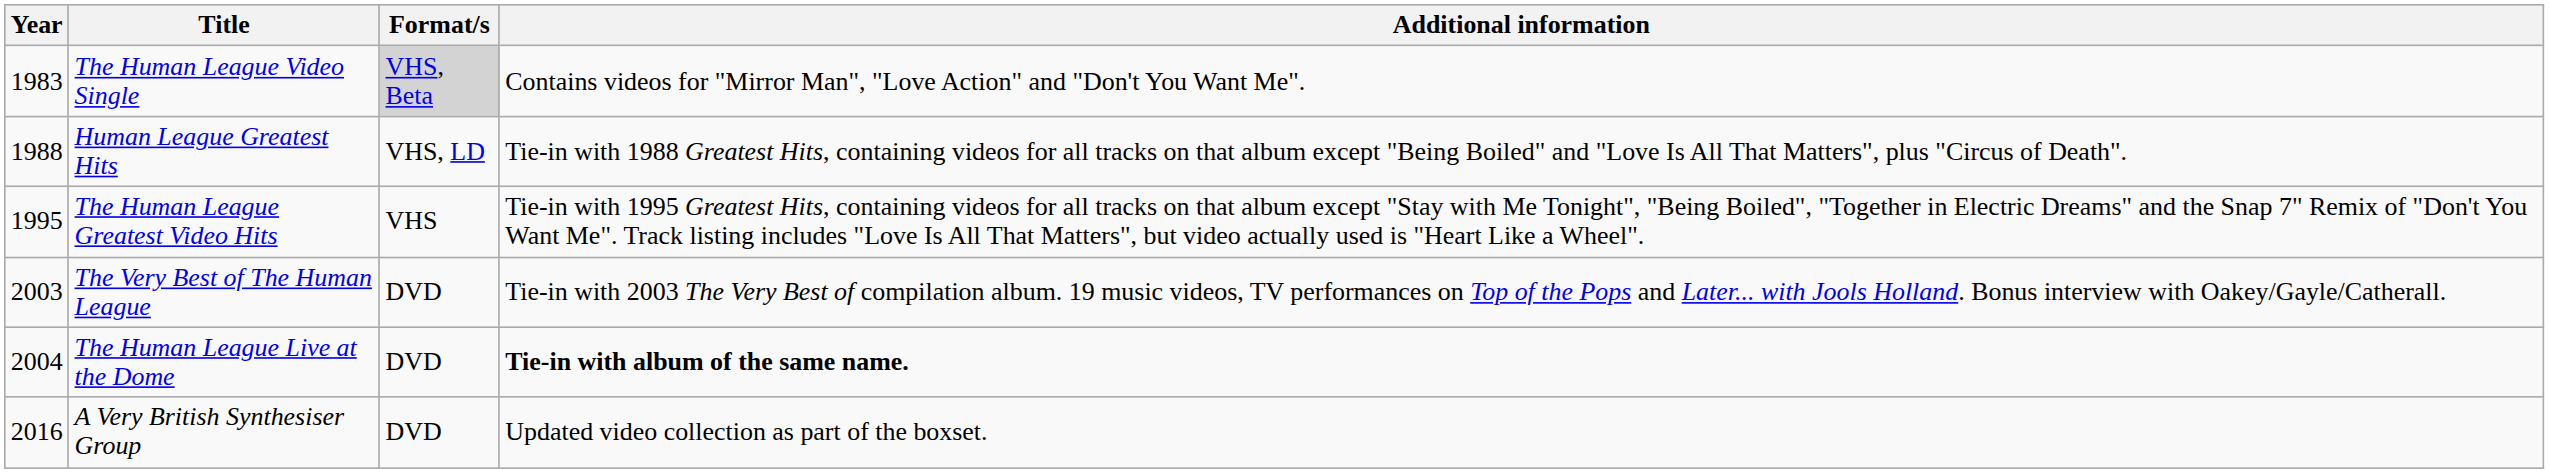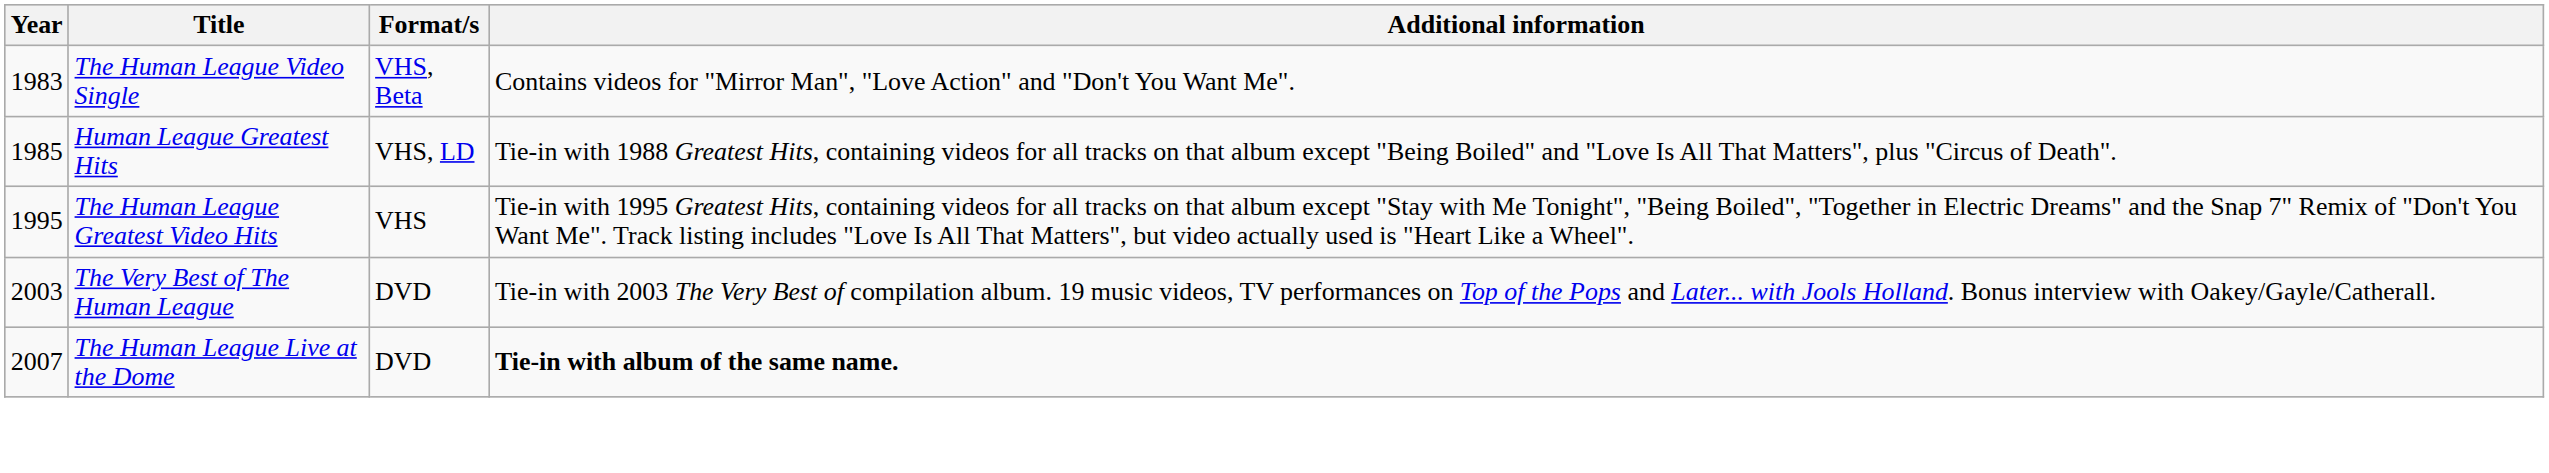(415, 80) lightgrey background -> (404, 80) no background
(37, 151) 1988 -> (37, 151) 1985
(37, 361) 2004 -> (37, 361) 2007
- row: (209, 432)
